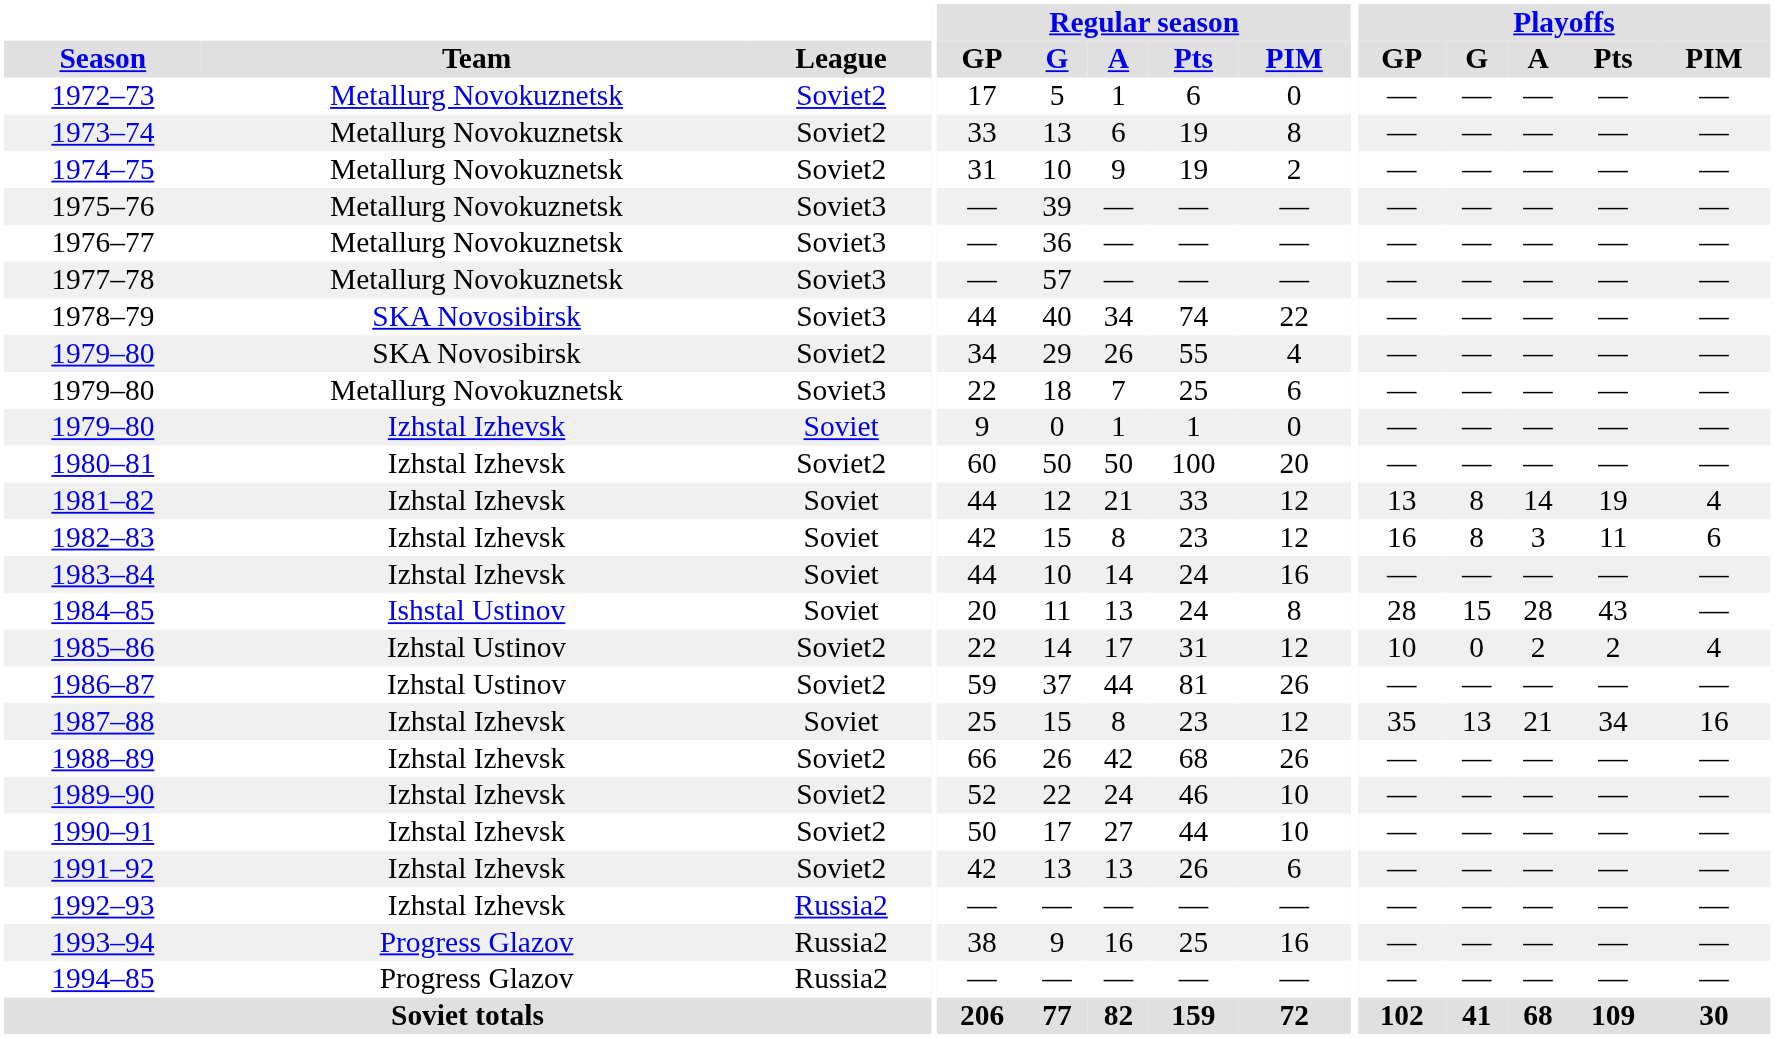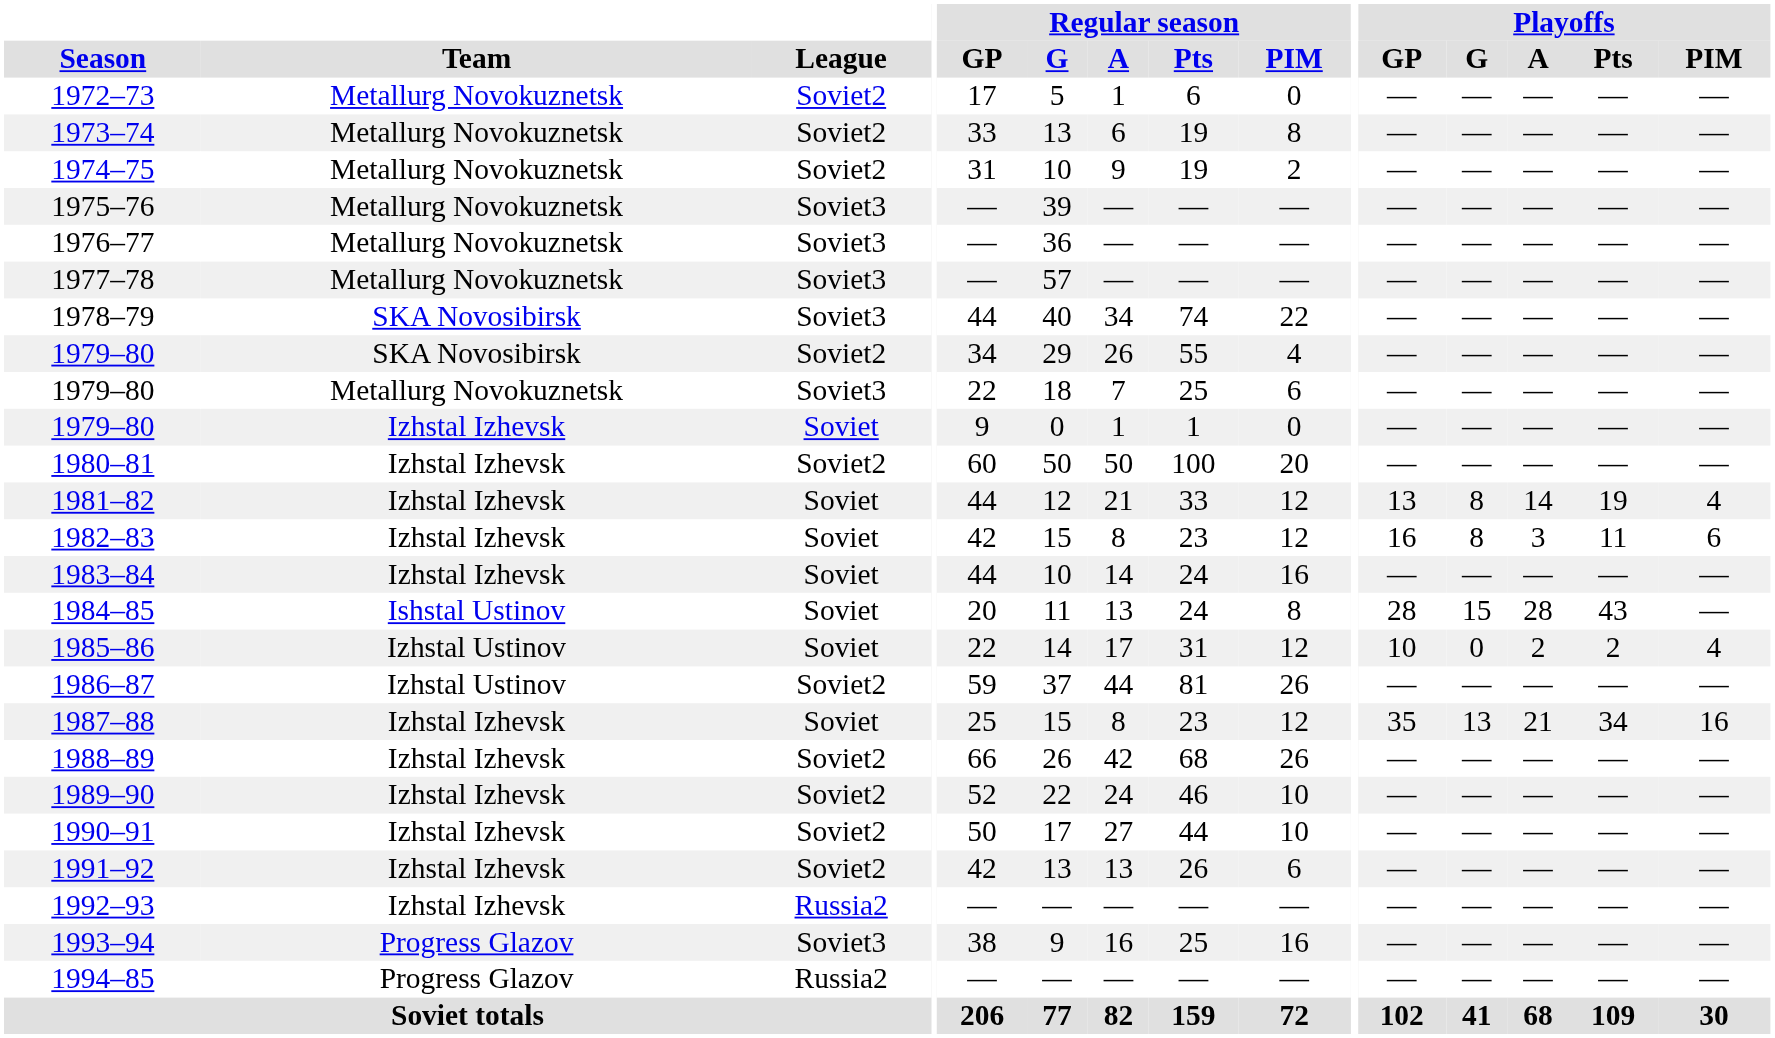(841, 647) Soviet2 -> (841, 647) Soviet
(841, 941) Russia2 -> (841, 941) Soviet3
